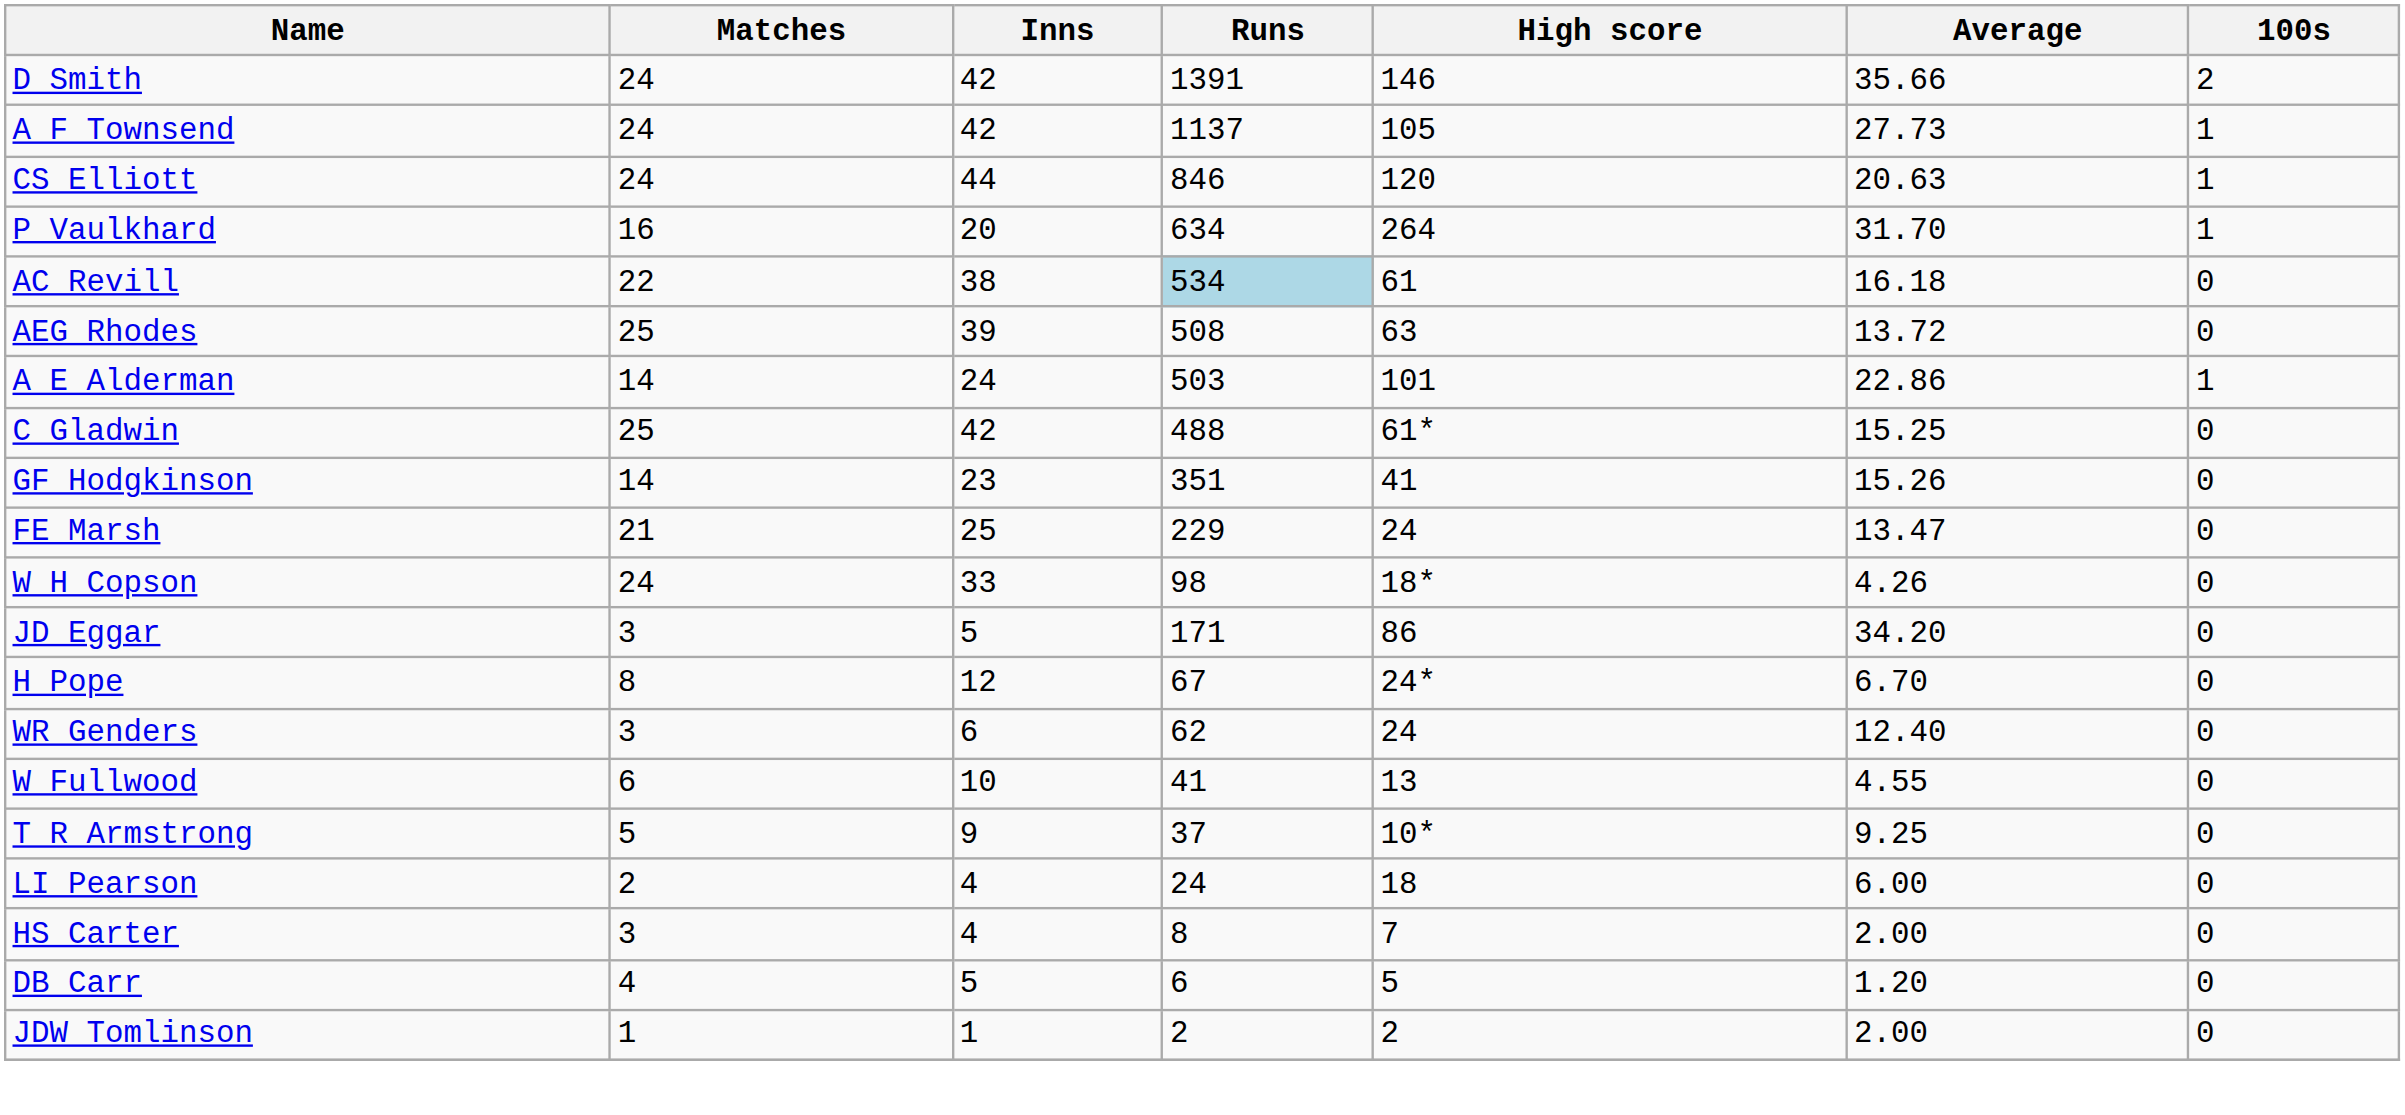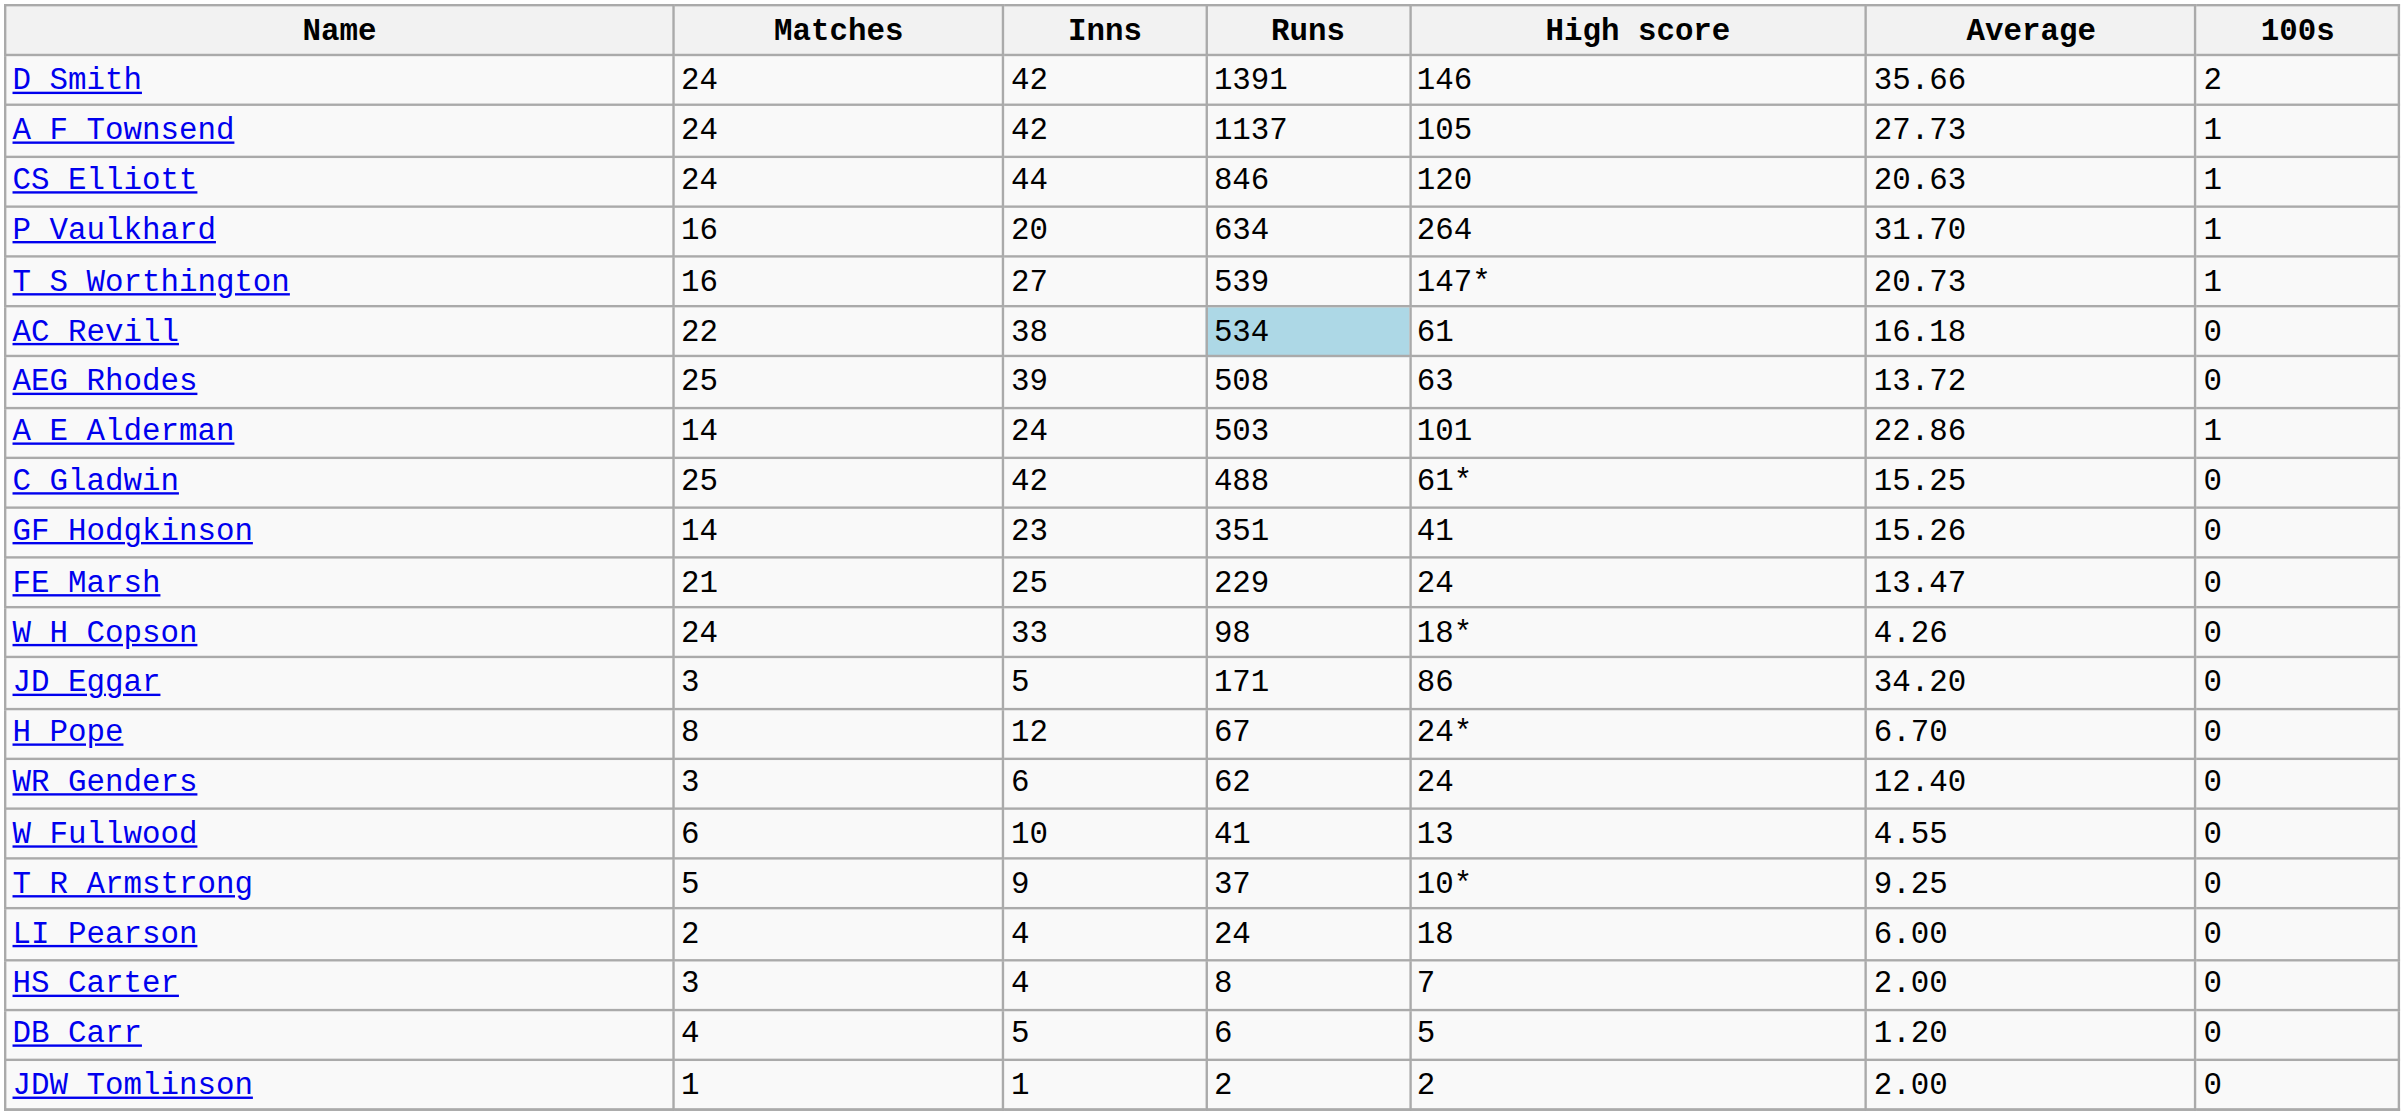+ row: (151, 281)
